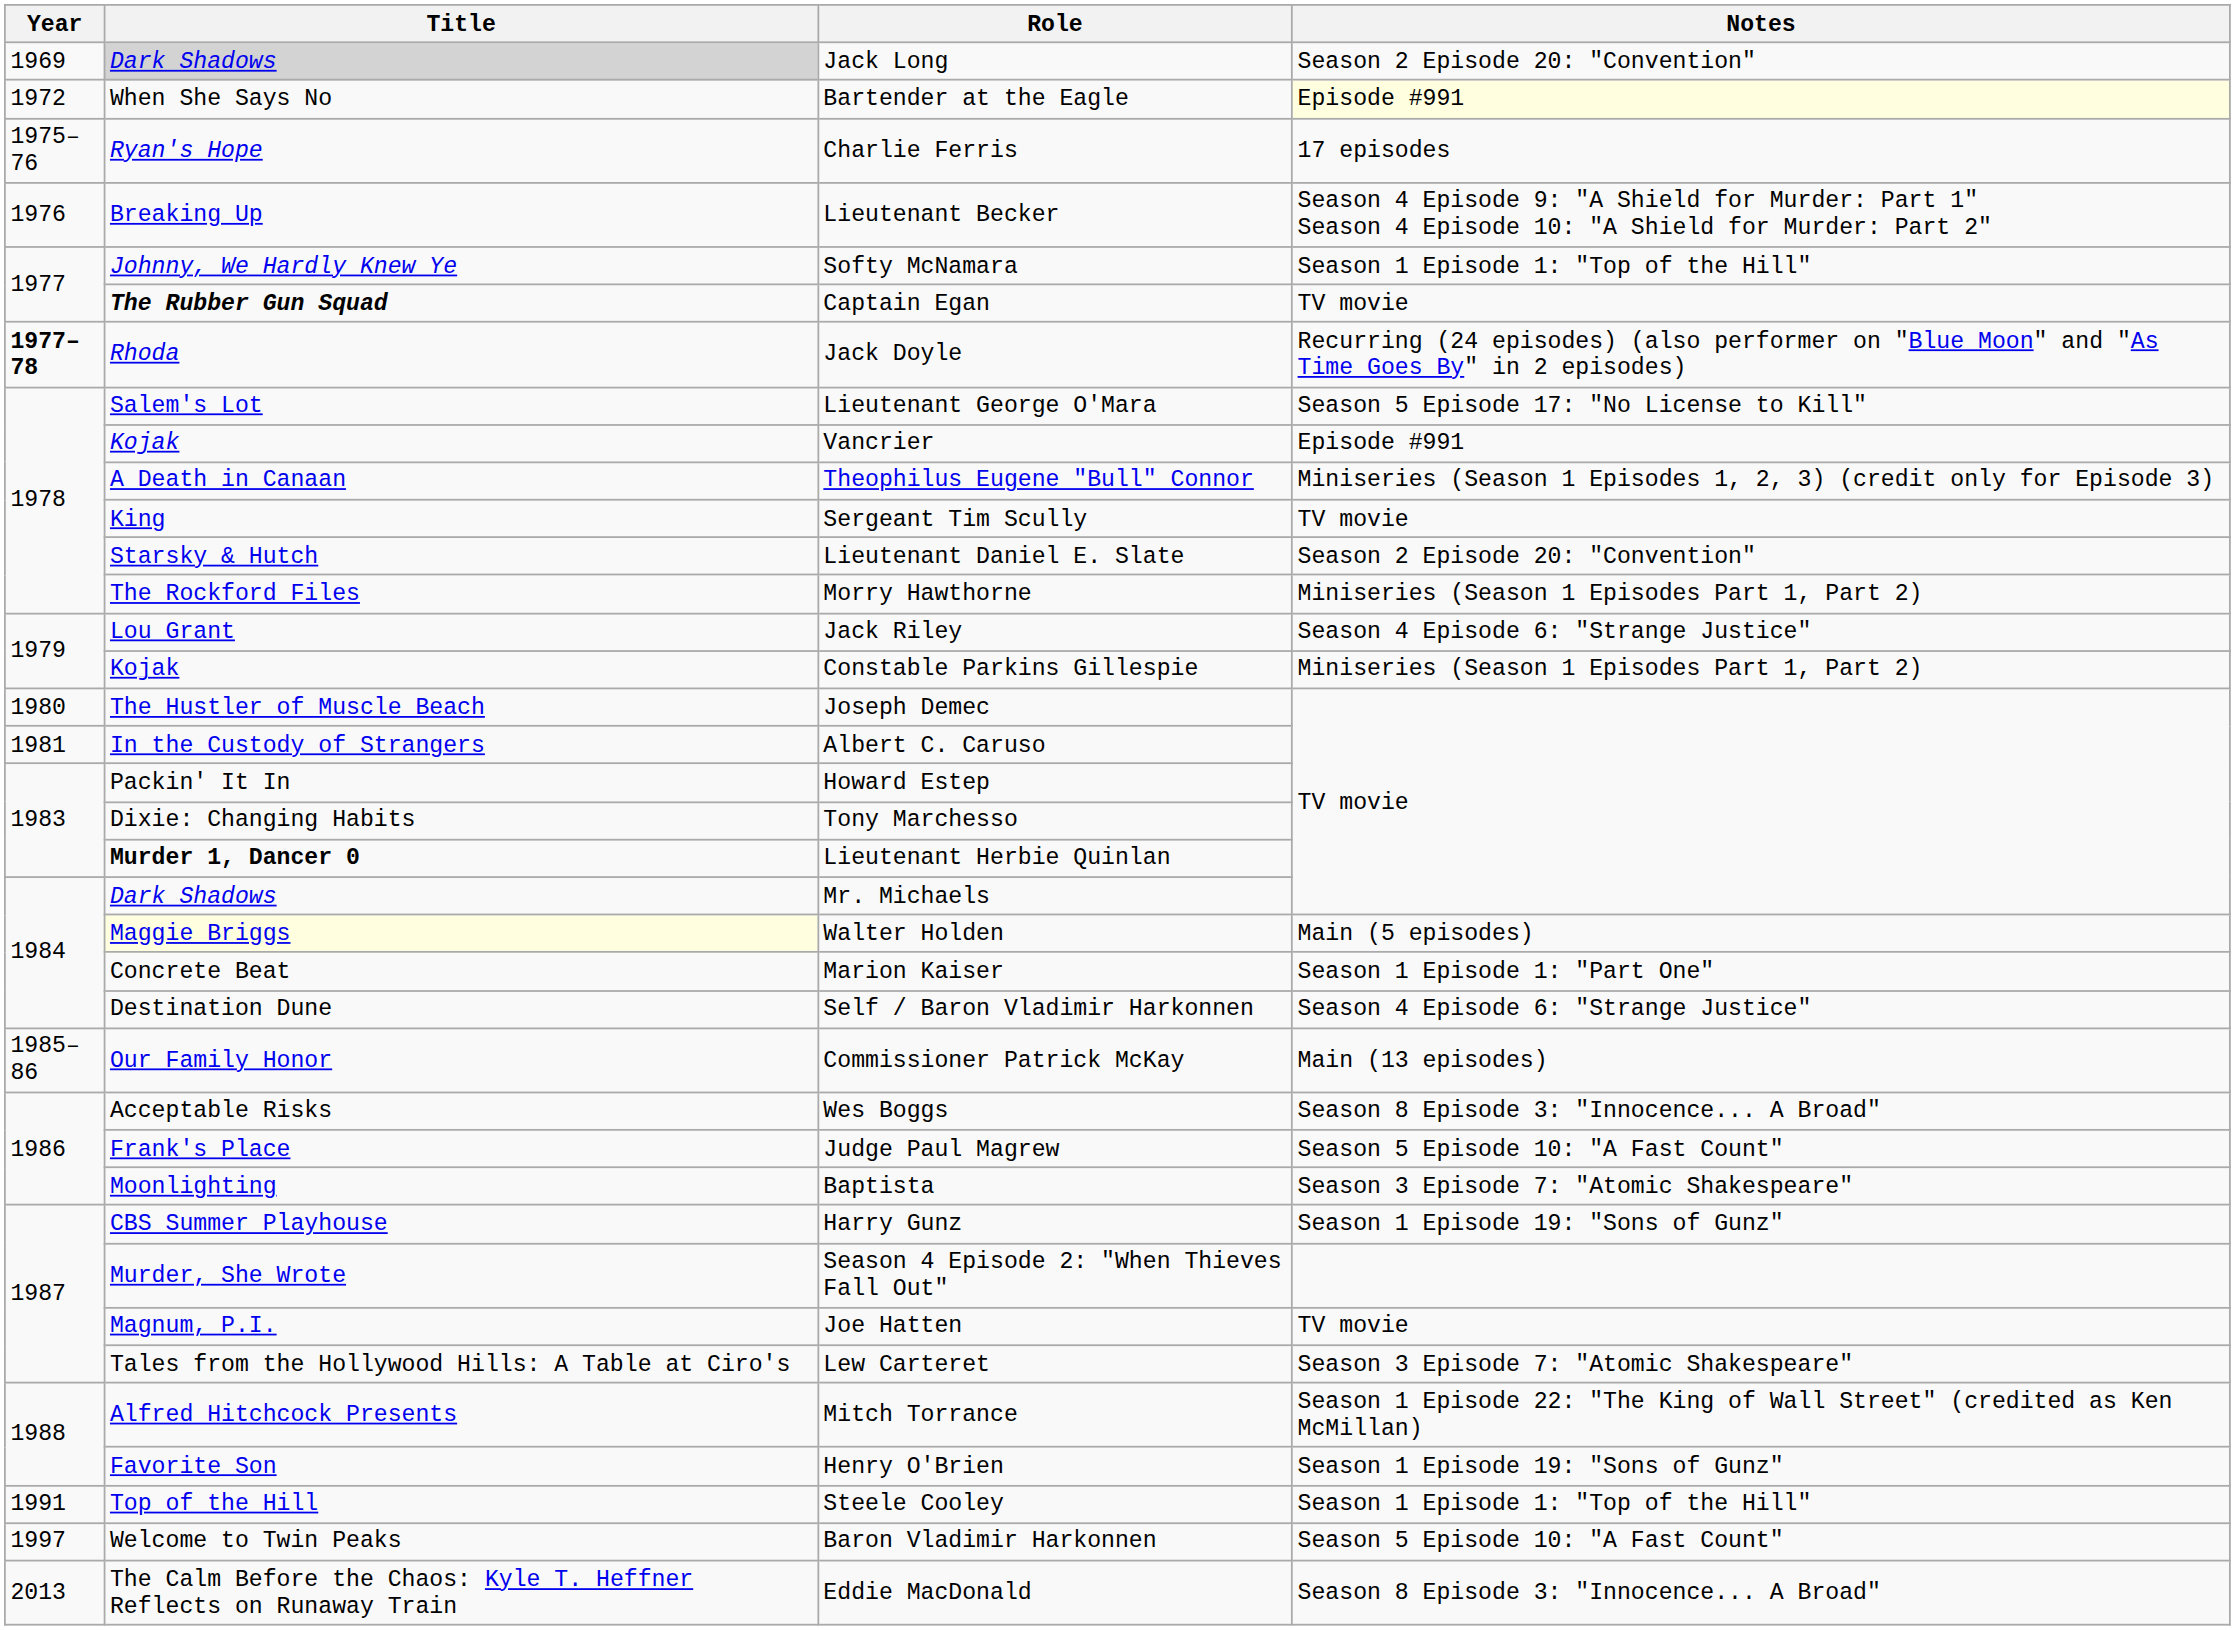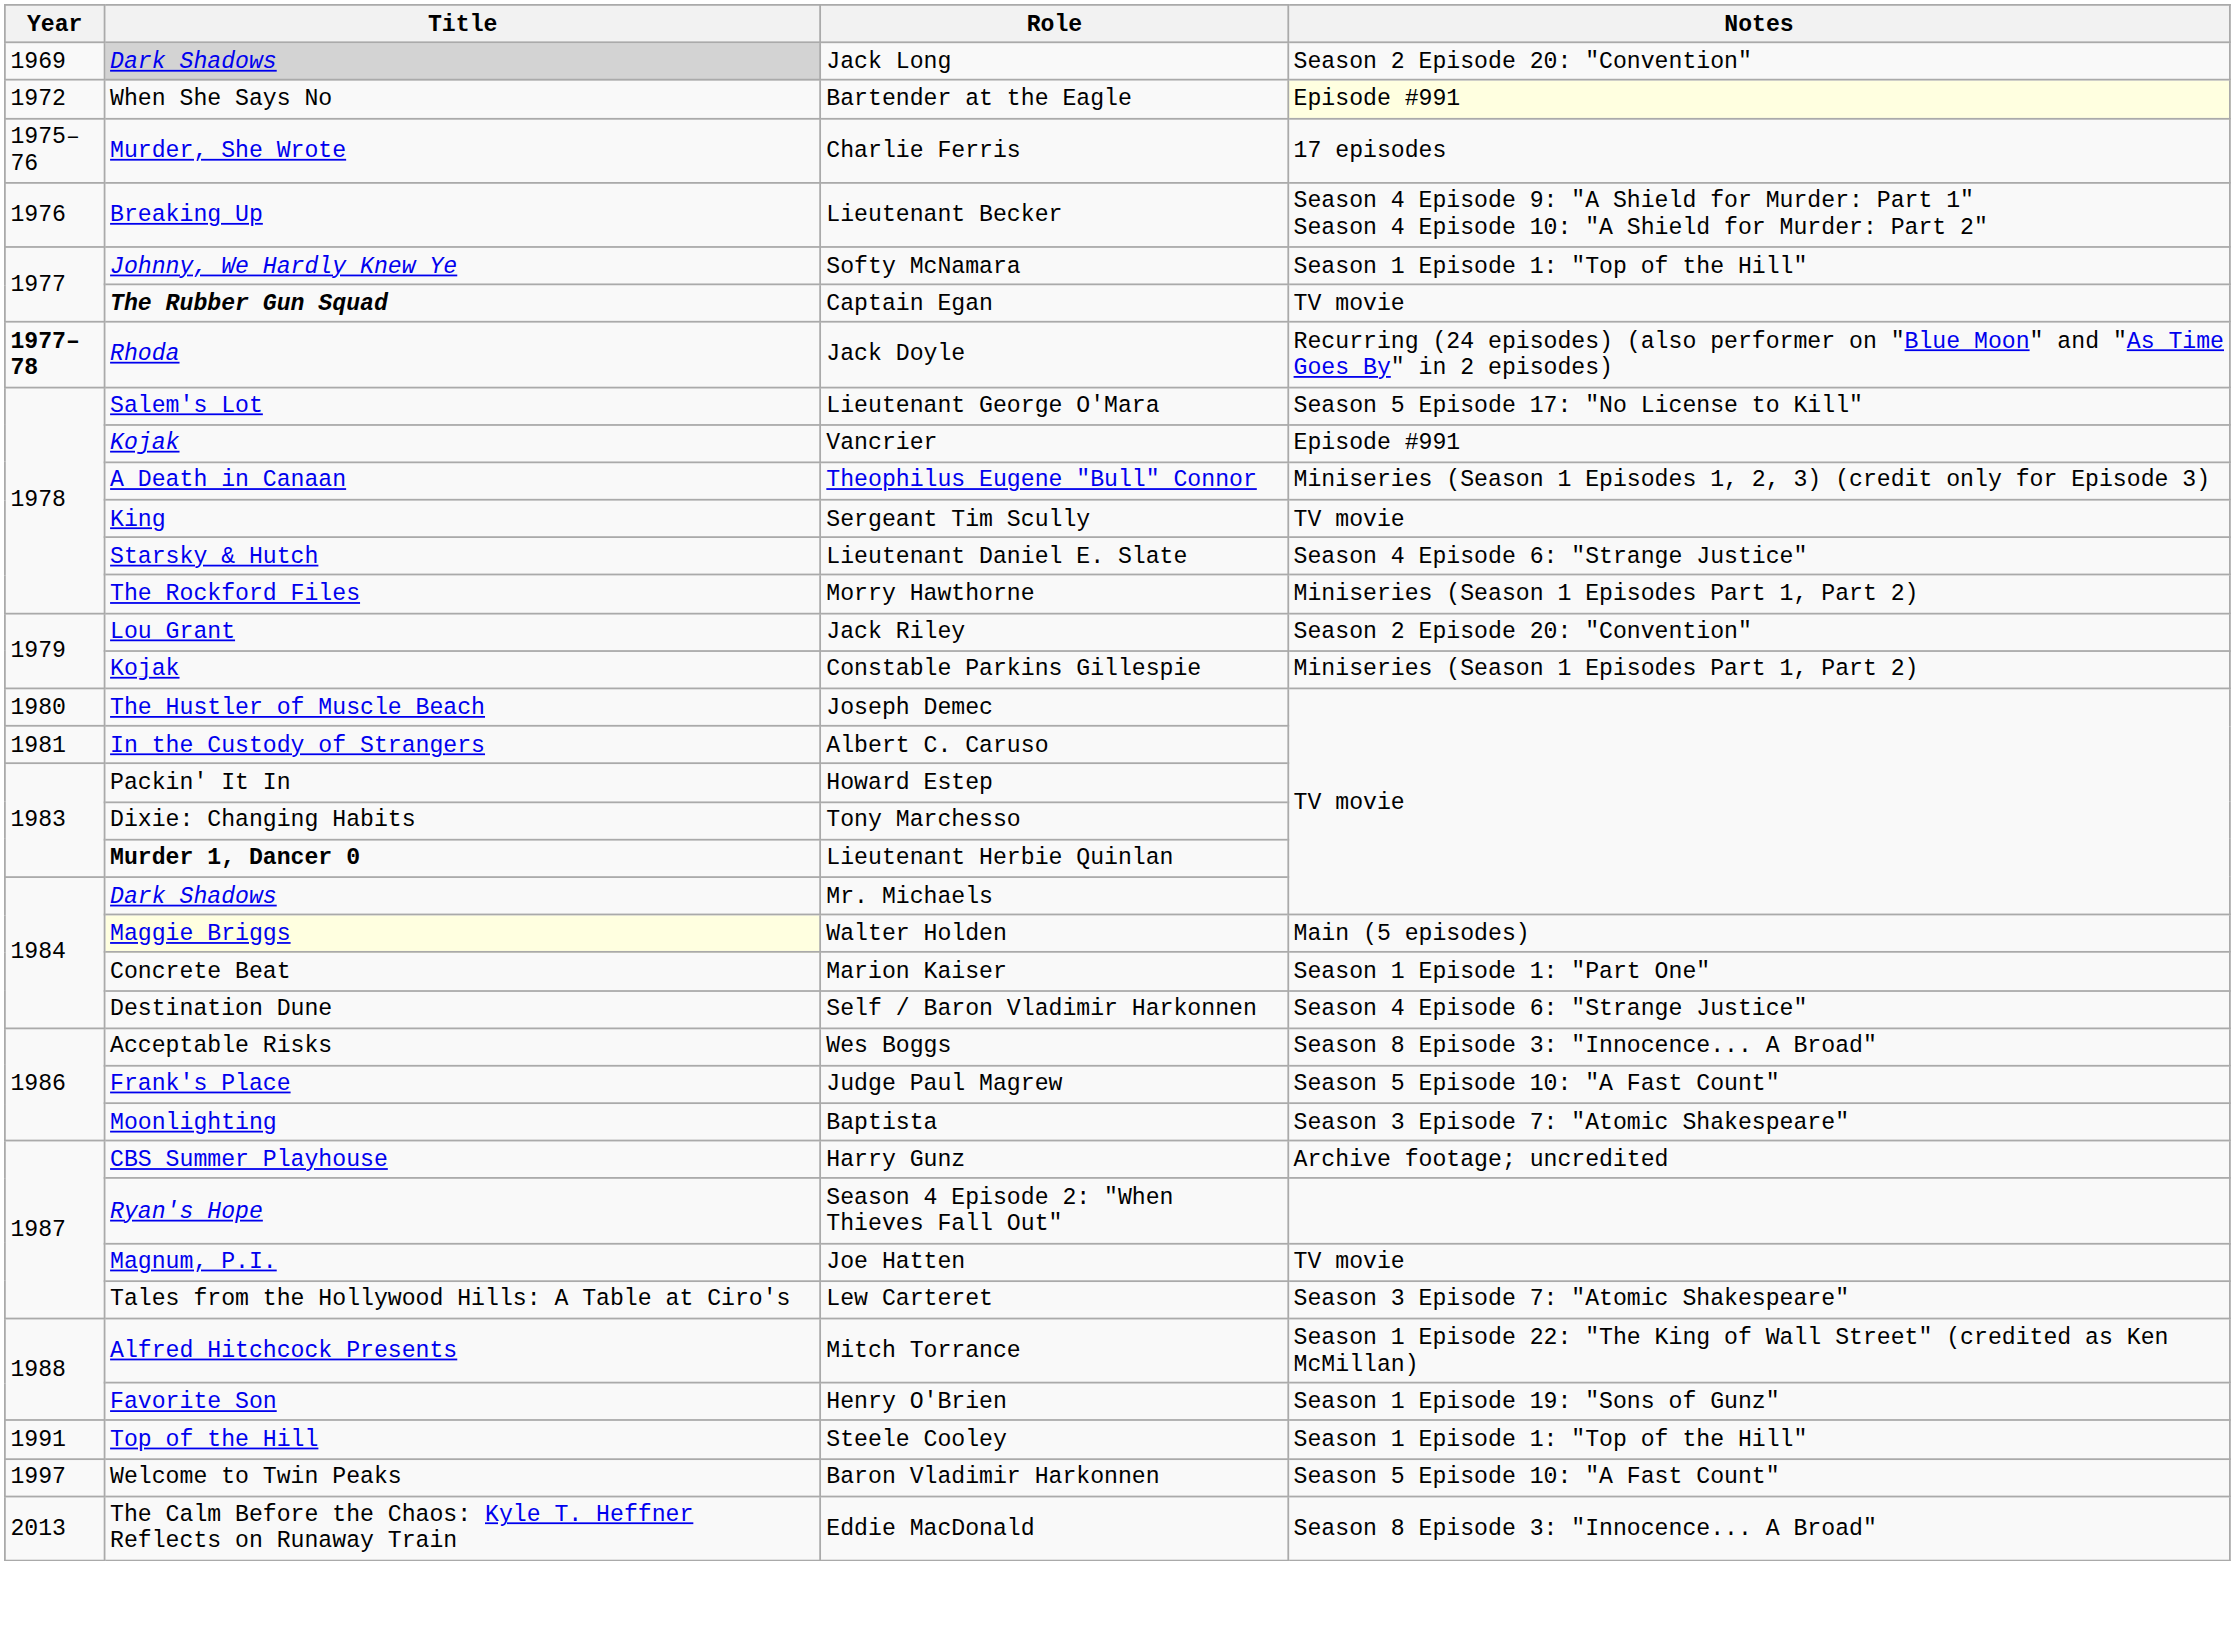(186, 150) Ryan's Hope -> (228, 150) Murder, She Wrote
(1527, 556) Season 2 Episode 20: "Convention" -> (1550, 556) Season 4 Episode 6: "Strange Justice"
(1554, 632) Season 4 Episode 6: "Strange Justice" -> (1523, 632) Season 2 Episode 20: "Convention"
- row: (1004, 1060)
(1541, 1224) Season 1 Episode 19: "Sons of Gunz" -> (1481, 1160) Archive footage; uncredited
(228, 1275) Murder, She Wrote -> (186, 1211) Ryan's Hope
